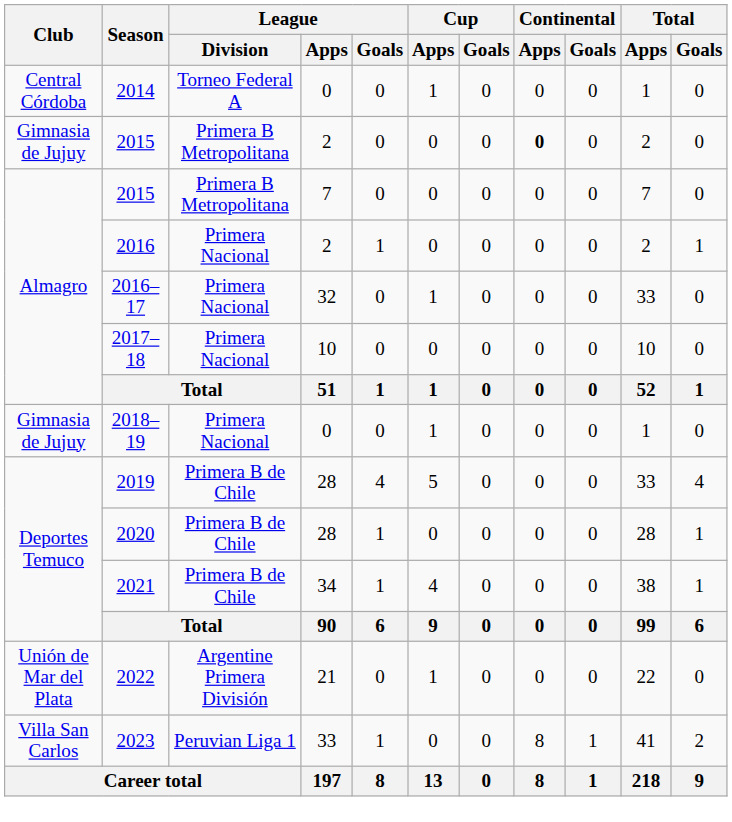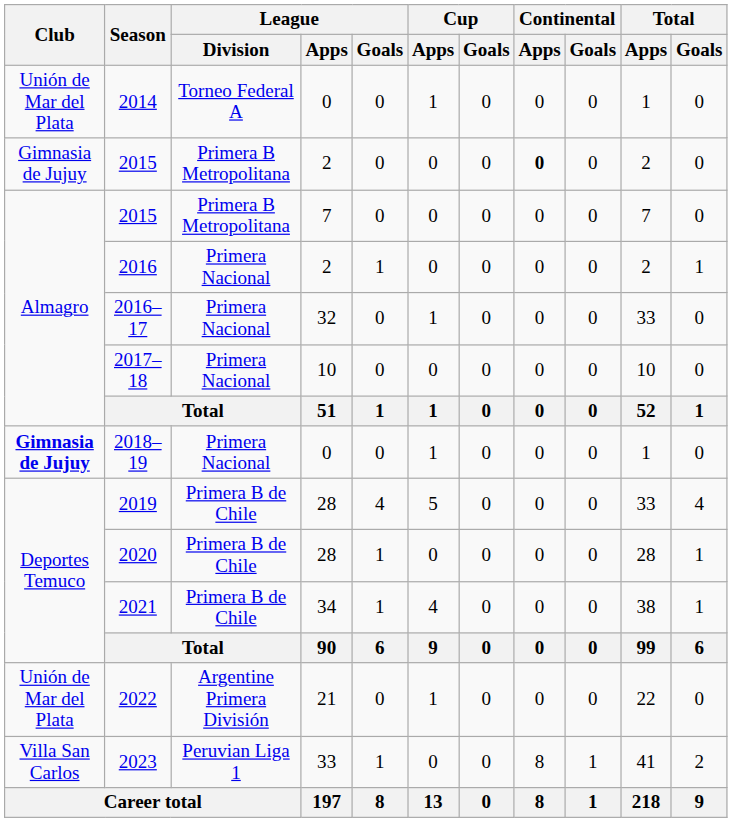(53, 90) Central Córdoba -> (55, 101) Unión de Mar del Plata
(53, 430) normal -> (55, 452) bold
